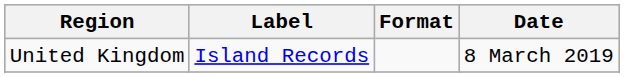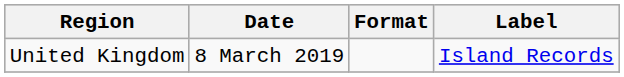columns swapped: (539, 22) <-> (282, 22)
